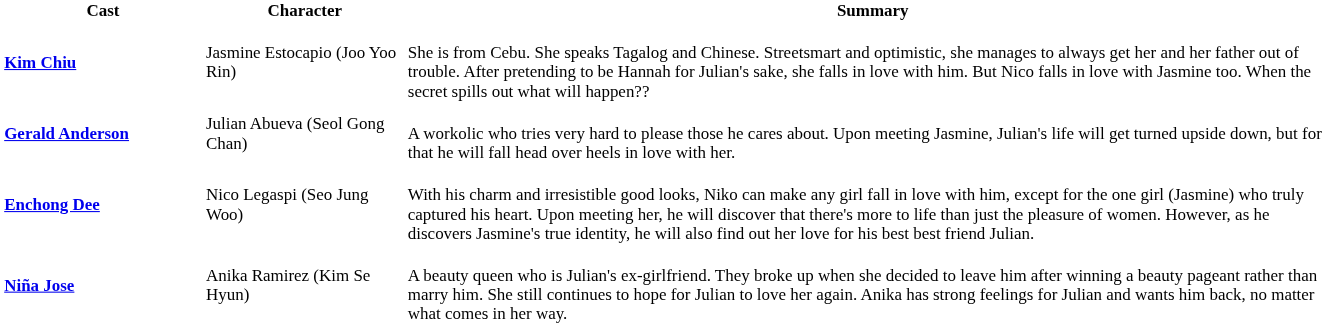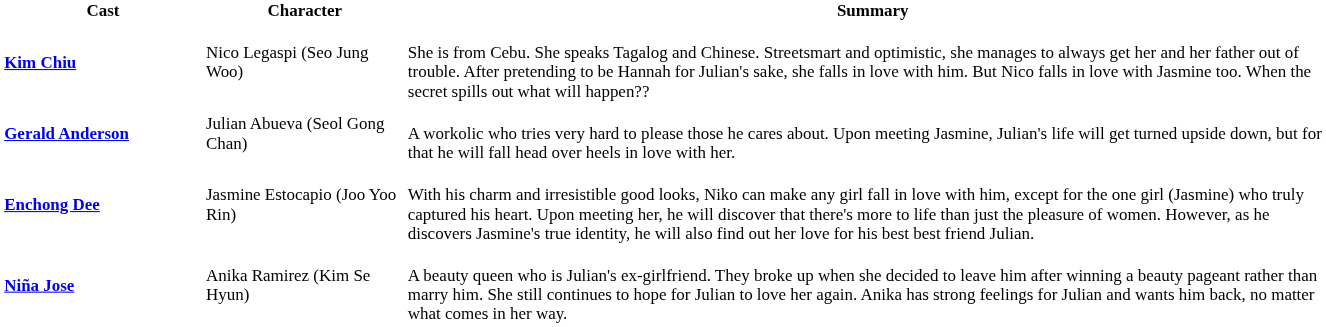(301, 62) Jasmine Estocapio (Joo Yoo Rin) -> (287, 62) Nico Legaspi (Seo Jung Woo)
(287, 204) Nico Legaspi (Seo Jung Woo) -> (301, 204) Jasmine Estocapio (Joo Yoo Rin)
